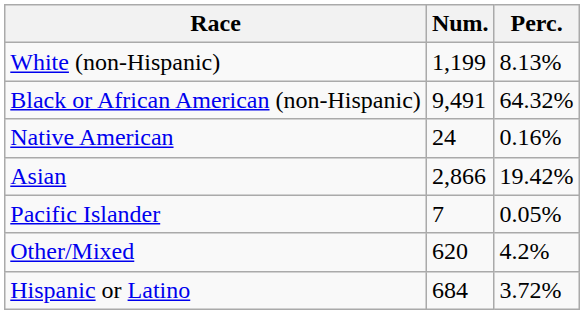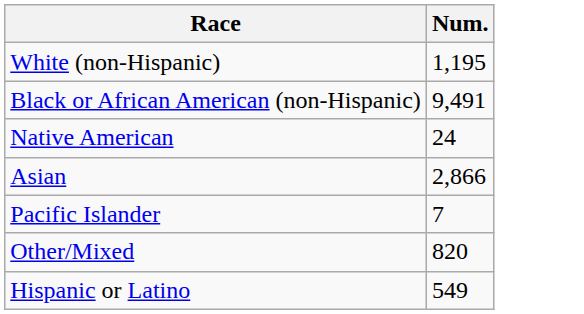- column: (537, 23)
(459, 61) 1,199 -> (459, 61) 1,195
(450, 251) 620 -> (450, 251) 820
(450, 289) 684 -> (450, 289) 549
